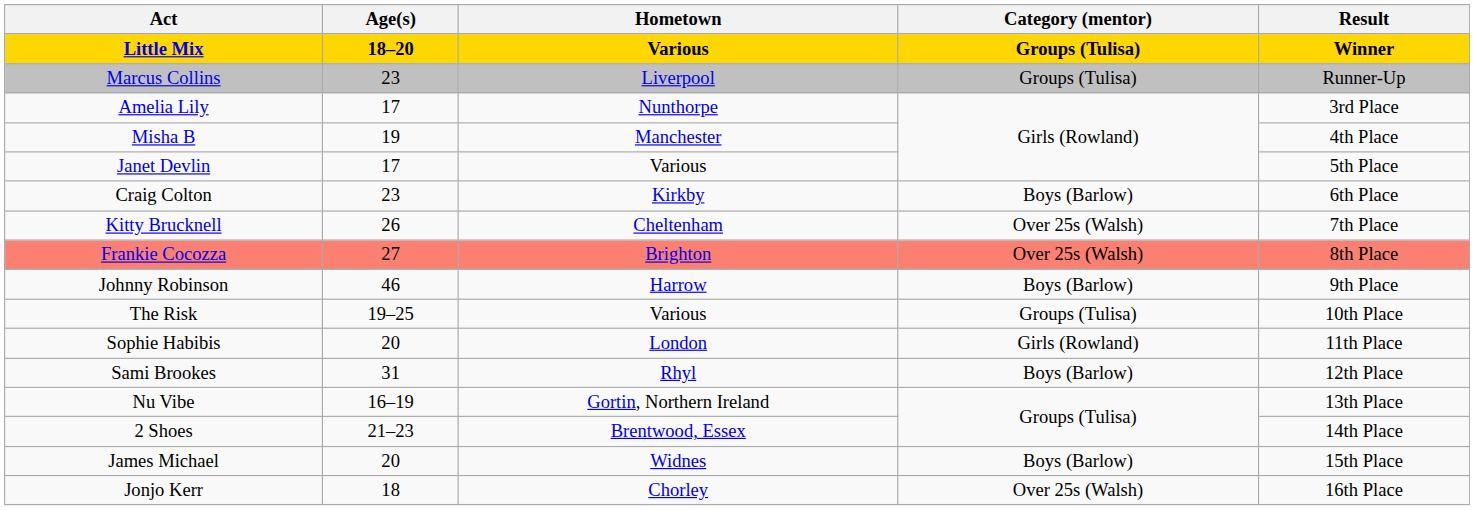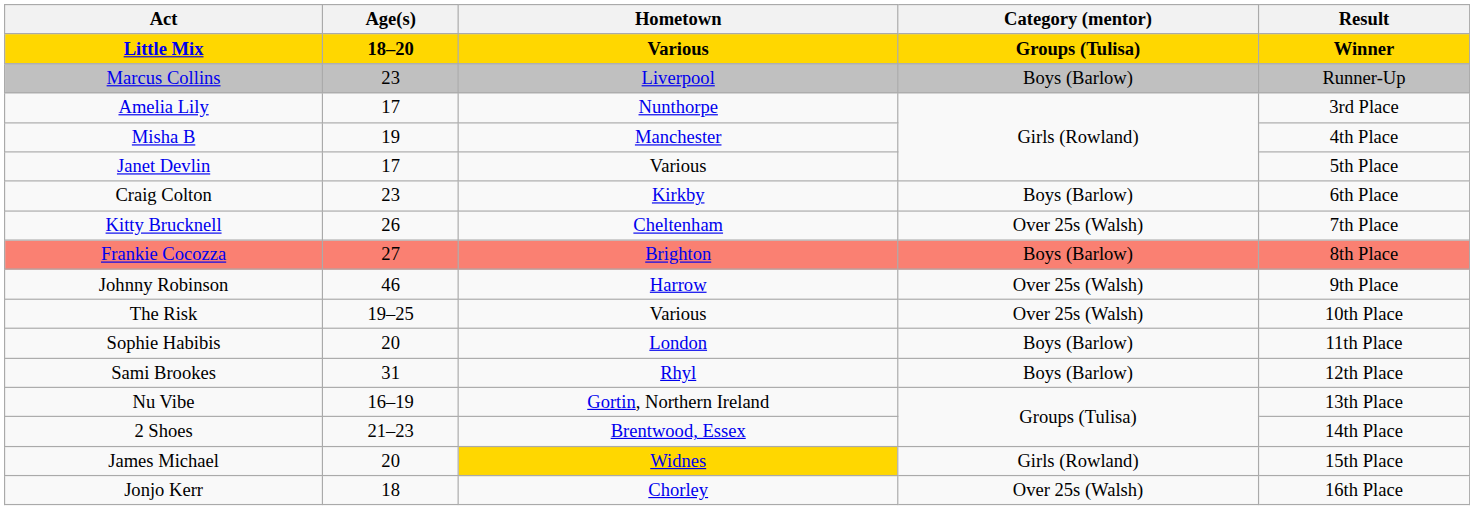(1078, 78) Groups (Tulisa) -> (1078, 78) Boys (Barlow)
(1078, 254) Over 25s (Walsh) -> (1078, 254) Boys (Barlow)
(1078, 284) Boys (Barlow) -> (1078, 284) Over 25s (Walsh)
(1078, 313) Groups (Tulisa) -> (1078, 313) Over 25s (Walsh)
(1078, 343) Girls (Rowland) -> (1078, 343) Boys (Barlow)
(678, 460) no background -> (678, 460) gold background
(1078, 460) Boys (Barlow) -> (1078, 460) Girls (Rowland)
